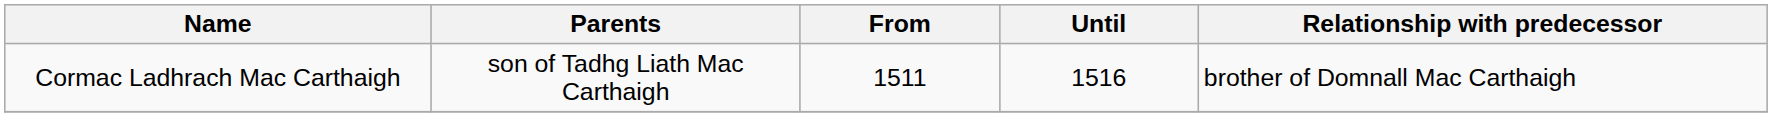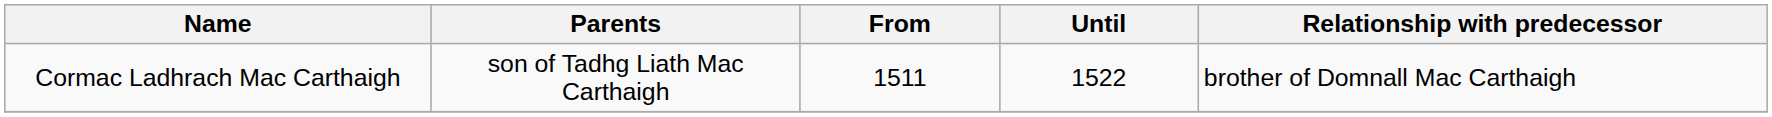(1099, 77) 1516 -> (1099, 77) 1522
